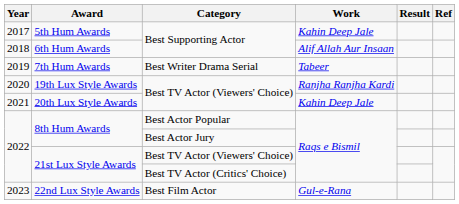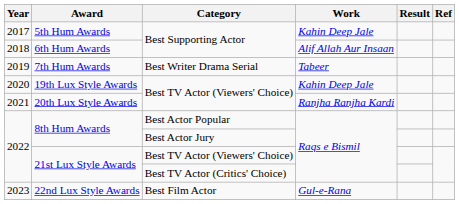(346, 84) Ranjha Ranjha Kardi -> (336, 84) Kahin Deep Jale
(336, 102) Kahin Deep Jale -> (346, 102) Ranjha Ranjha Kardi
